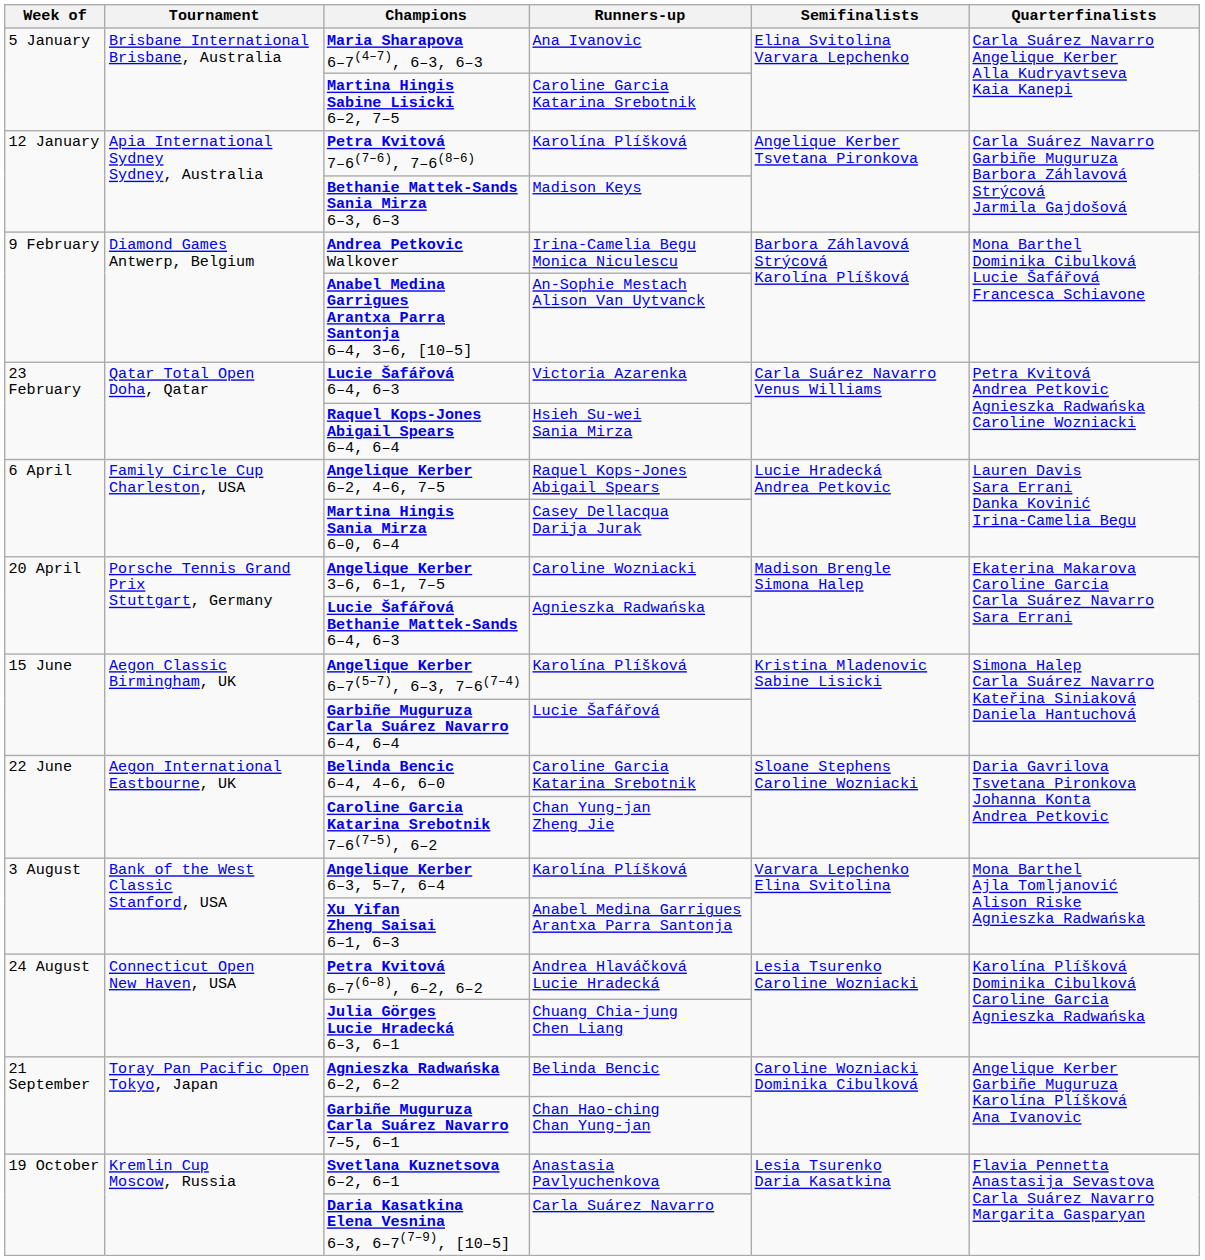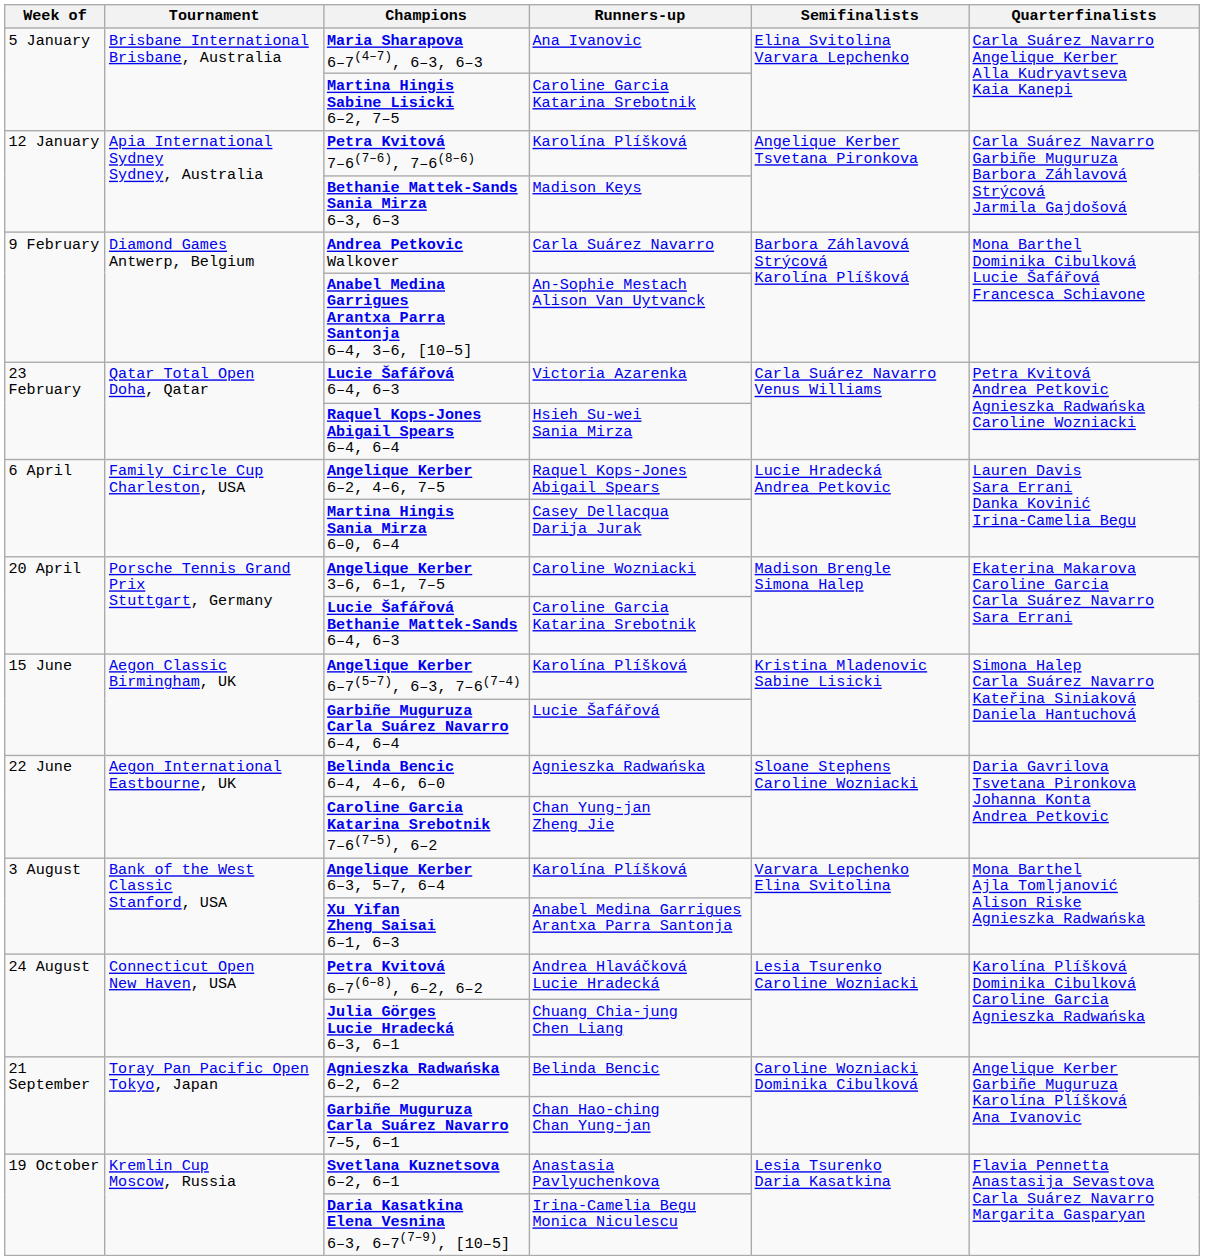(614, 253) Irina-Camelia Begu Monica Niculescu -> (623, 245) Carla Suárez Navarro
(619, 609) Agnieszka Radwańska -> (614, 617) Caroline Garcia Katarina Srebotnik
(614, 776) Caroline Garcia Katarina Srebotnik -> (619, 768) Agnieszka Radwańska
(623, 1206) Carla Suárez Navarro -> (614, 1214) Irina-Camelia Begu Monica Niculescu
